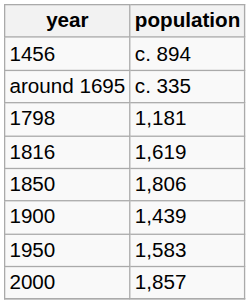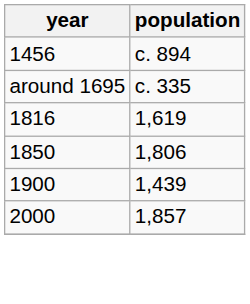- row: (32, 119)
- row: (32, 250)
